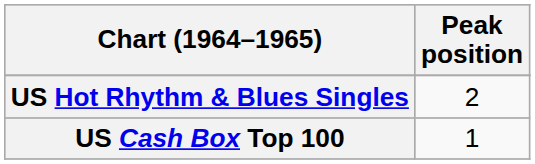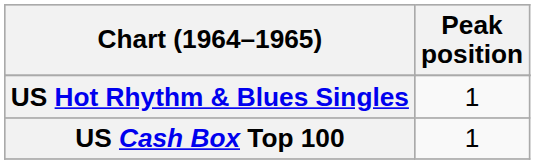(472, 96) 2 -> (472, 96) 1
